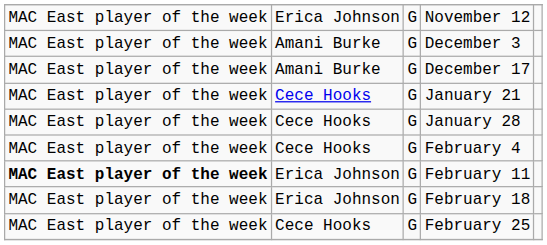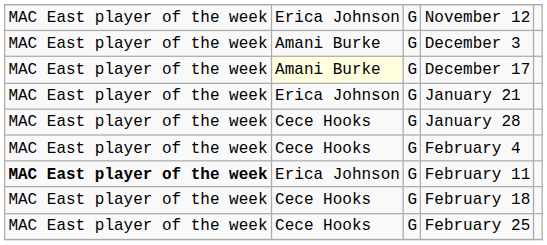(328, 70) no background -> (328, 70) lightyellow background
(323, 96) Cece Hooks -> (337, 96) Erica Johnson
(337, 200) Erica Johnson -> (323, 200) Cece Hooks
